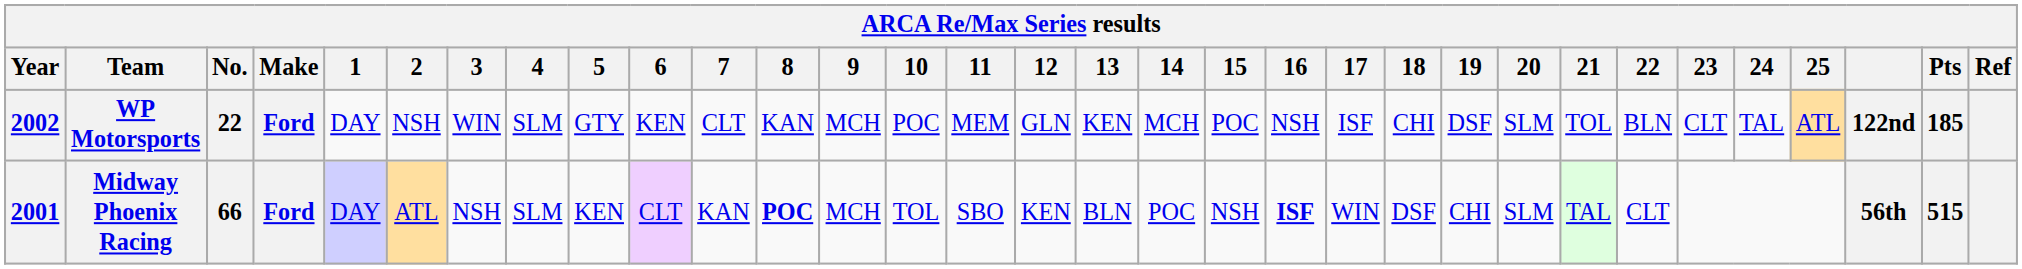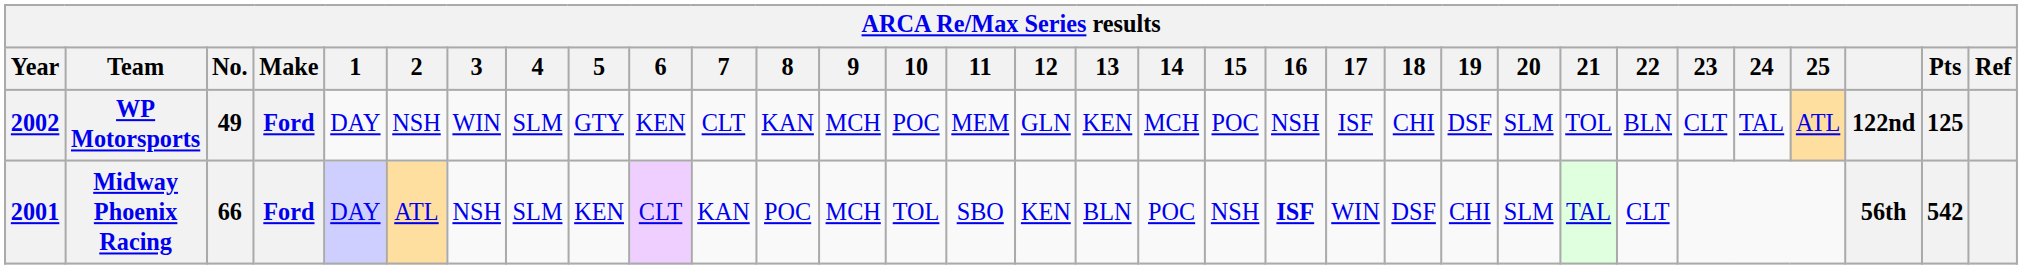(230, 124) 22 -> (230, 124) 49
(1945, 124) 185 -> (1945, 124) 125
(788, 212) bold -> (788, 212) normal
(1945, 212) 515 -> (1945, 212) 542
